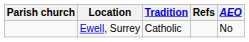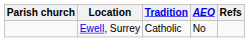columns swapped: (231, 12) <-> (204, 12)
